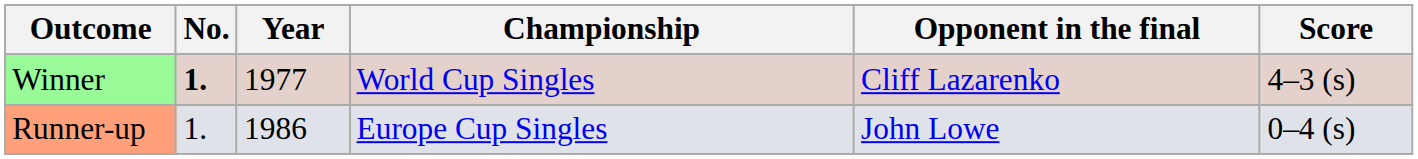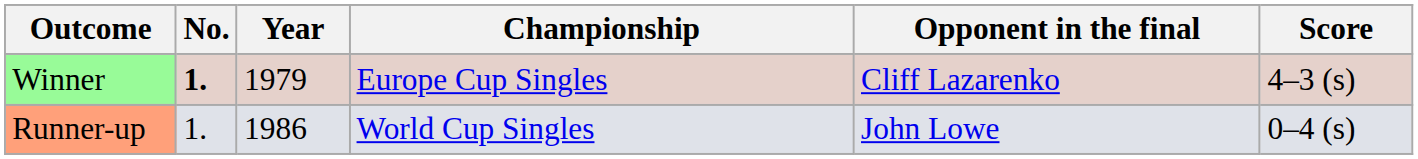(275, 79) 1977 -> (275, 79) 1979
(476, 79) World Cup Singles -> (482, 79) Europe Cup Singles
(482, 128) Europe Cup Singles -> (476, 128) World Cup Singles
